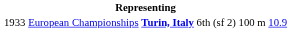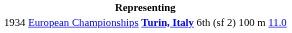(15, 22) 1933 -> (15, 22) 1934
(278, 22) 10.9 -> (278, 22) 11.0
